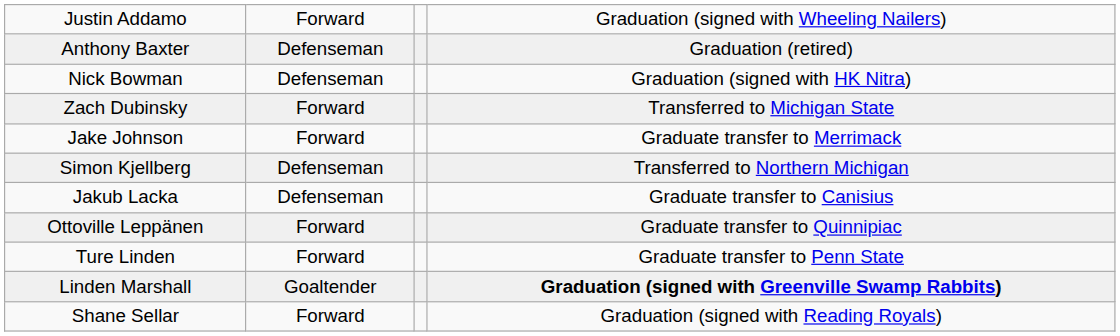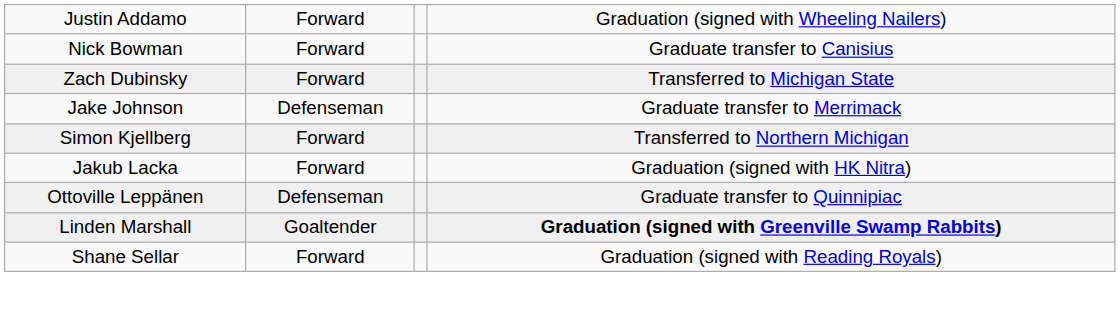- row: (125, 49)
(330, 78) Defenseman -> (330, 49) Forward
(771, 78) Graduation (signed with HK Nitra) -> (771, 49) Graduate transfer to Canisius
(330, 138) Forward -> (330, 108) Defenseman
(330, 167) Defenseman -> (330, 138) Forward
(330, 197) Defenseman -> (330, 167) Forward
(771, 197) Graduate transfer to Canisius -> (771, 167) Graduation (signed with HK Nitra)
(330, 227) Forward -> (330, 197) Defenseman
- row: (125, 256)
